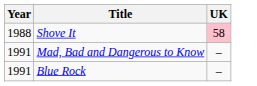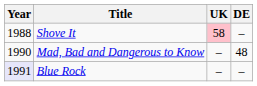+ column: (242, 14)
(19, 52) 1991 -> (19, 52) 1990
(19, 71) no background -> (19, 71) lavender background
